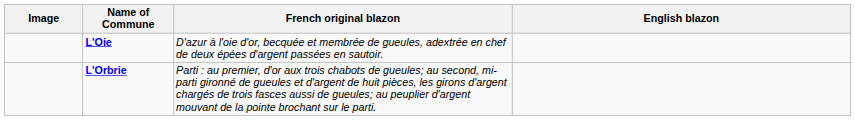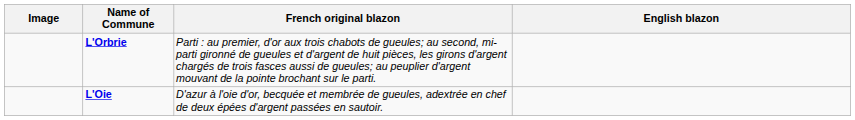rows swapped: (99, 42) <-> (106, 71)
